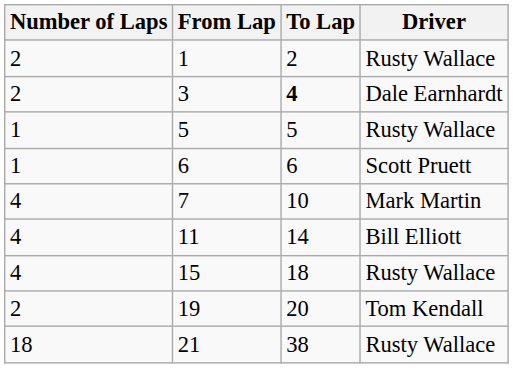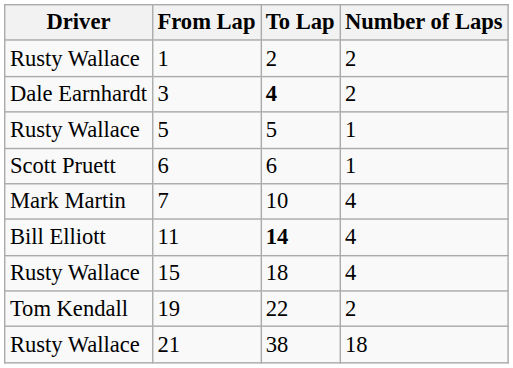columns swapped: (434, 22) <-> (89, 22)
(297, 237) normal -> (277, 237) bold
(297, 308) 20 -> (277, 308) 22
